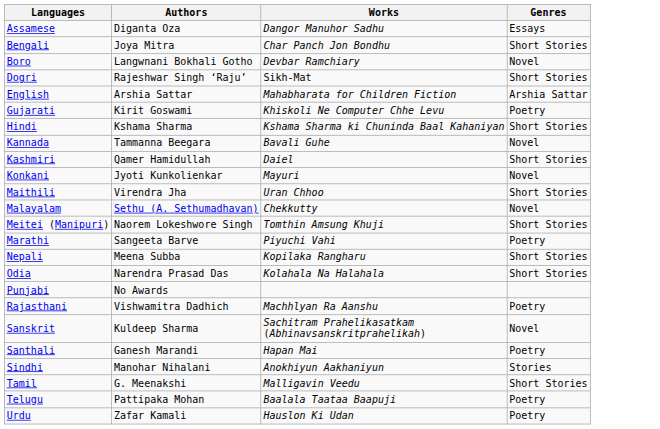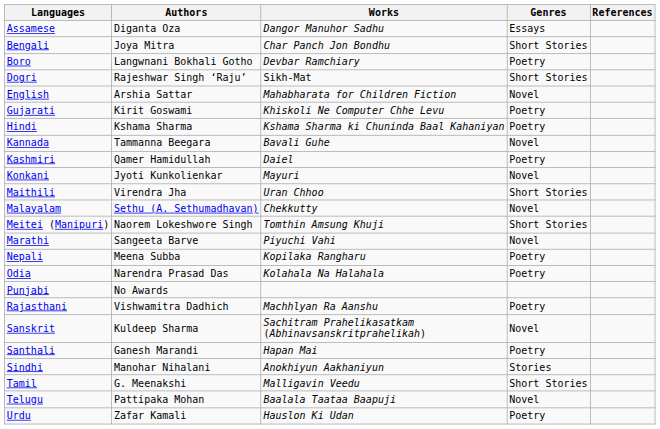+ column: (622, 13)
(524, 61) Novel -> (527, 61) Poetry
(548, 94) Arshia Sattar -> (524, 94) Novel
(548, 127) Short Stories -> (527, 127) Poetry
(548, 159) Short Stories -> (527, 159) Poetry
(527, 241) Poetry -> (524, 241) Novel
(548, 257) Short Stories -> (527, 257) Poetry
(548, 274) Short Stories -> (527, 274) Poetry
(527, 399) Poetry -> (524, 399) Novel
